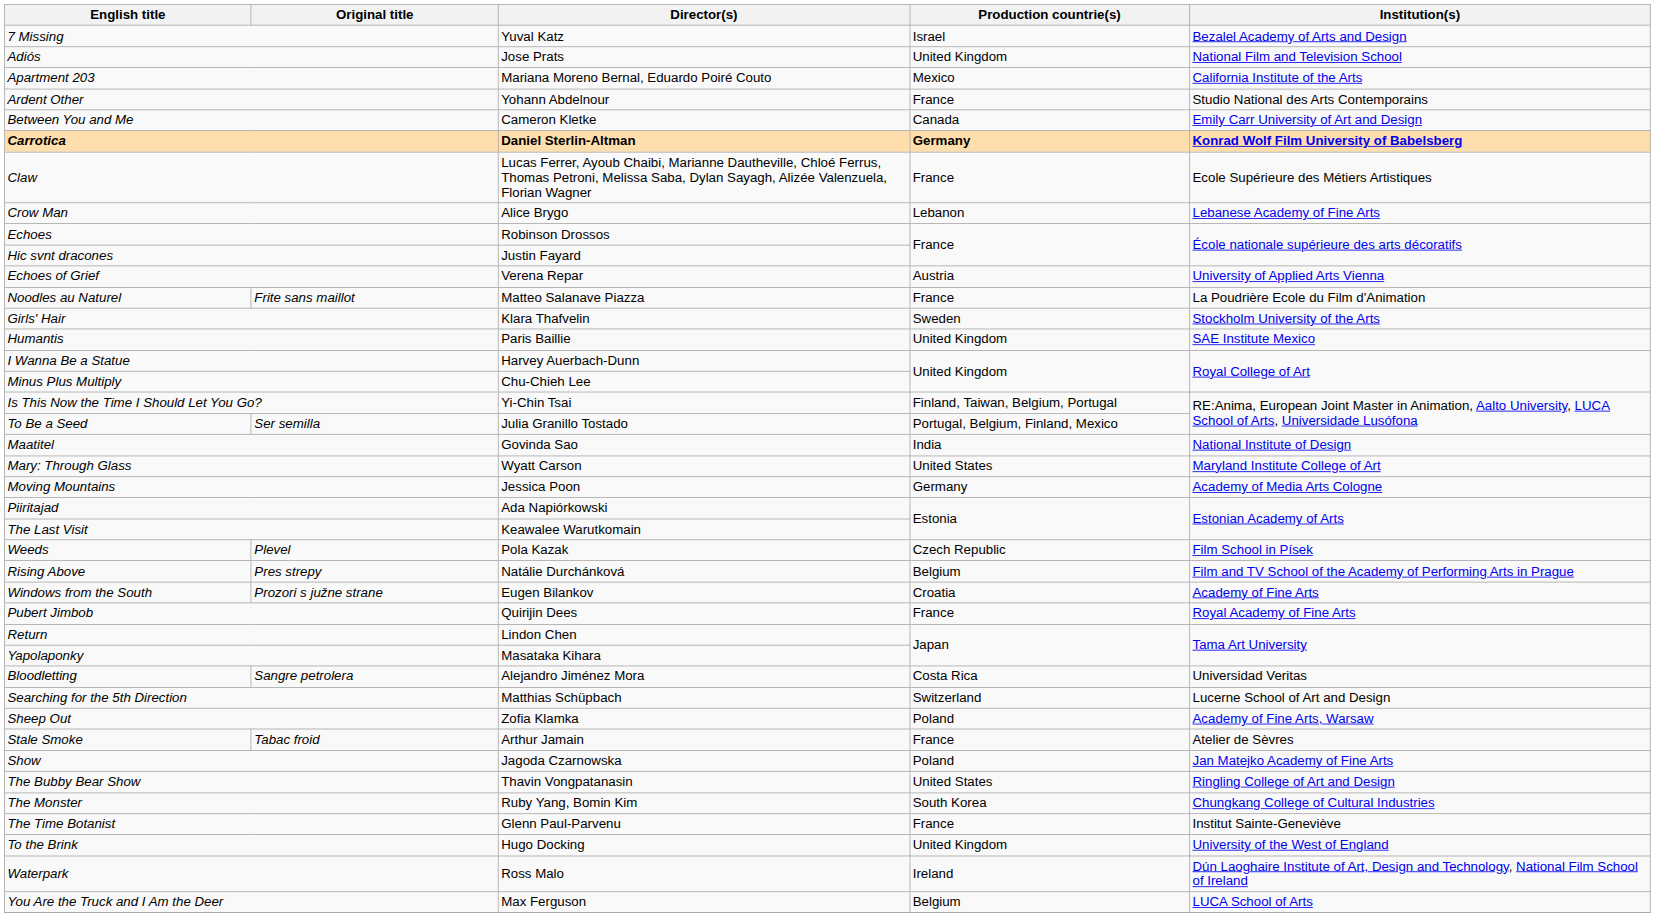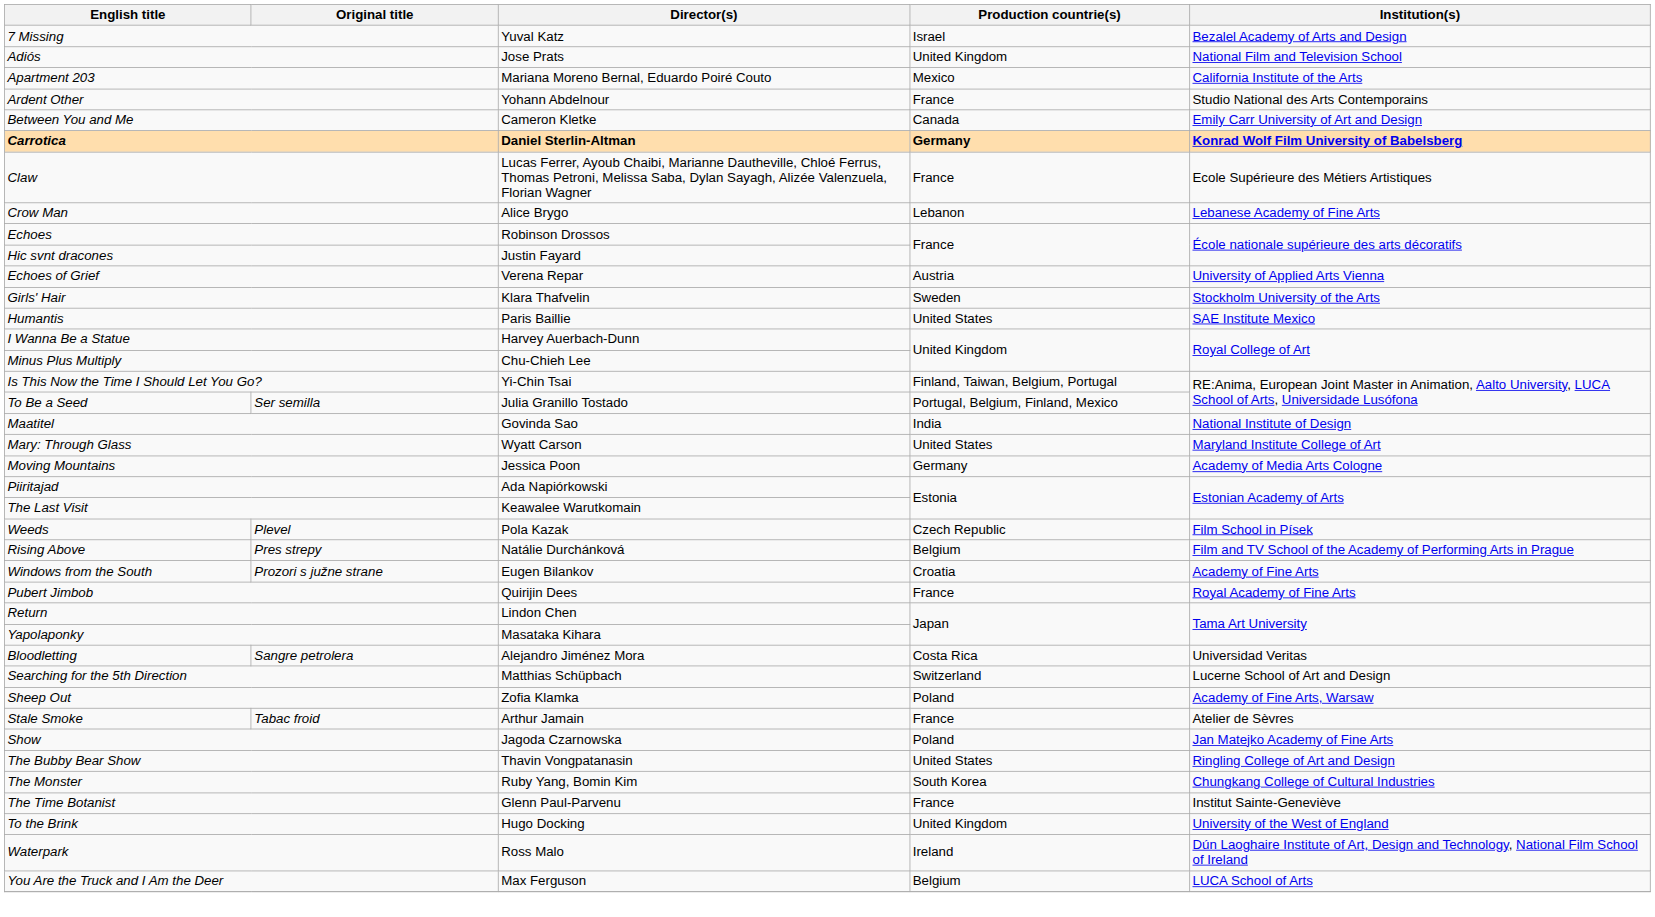- row: (64, 297)
(960, 339) United Kingdom -> (953, 318) United States
